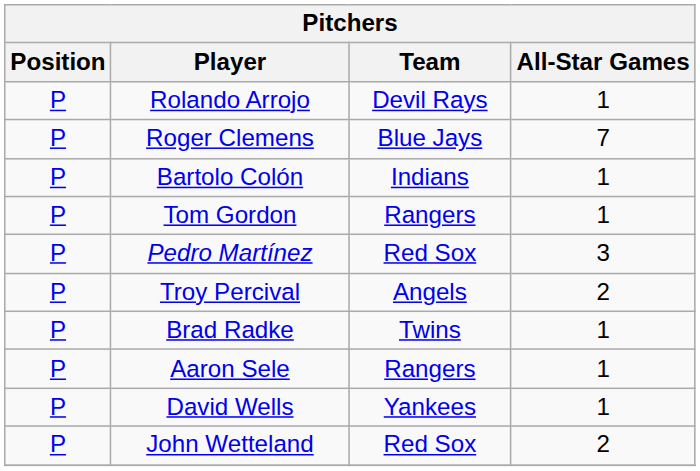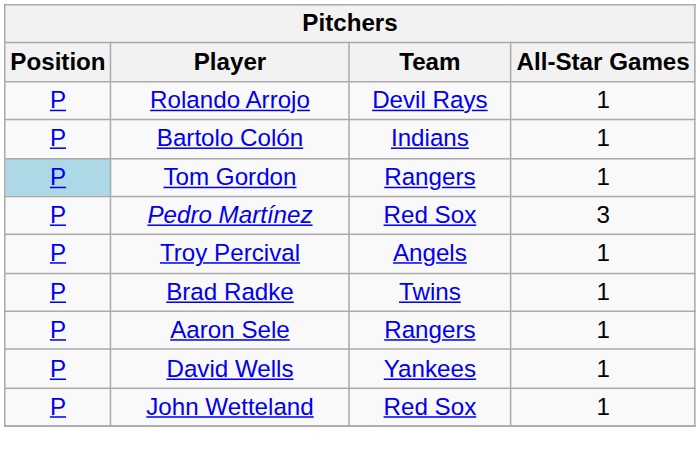- row: (230, 138)
(58, 215) no background -> (58, 176) lightblue background
(603, 291) 2 -> (603, 253) 1
(603, 445) 2 -> (603, 406) 1
